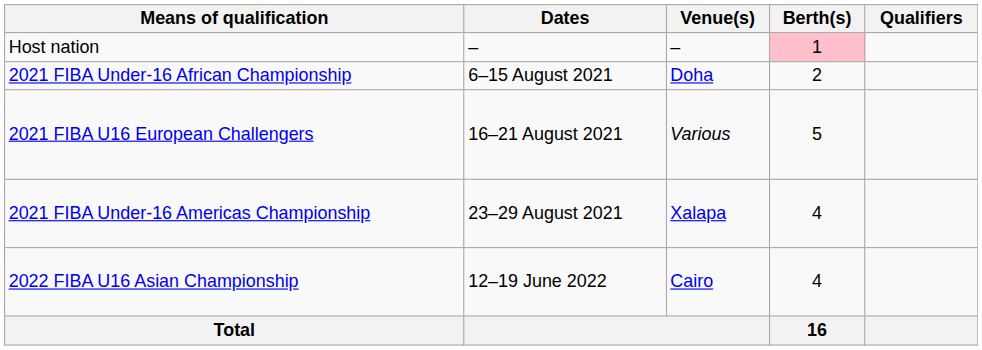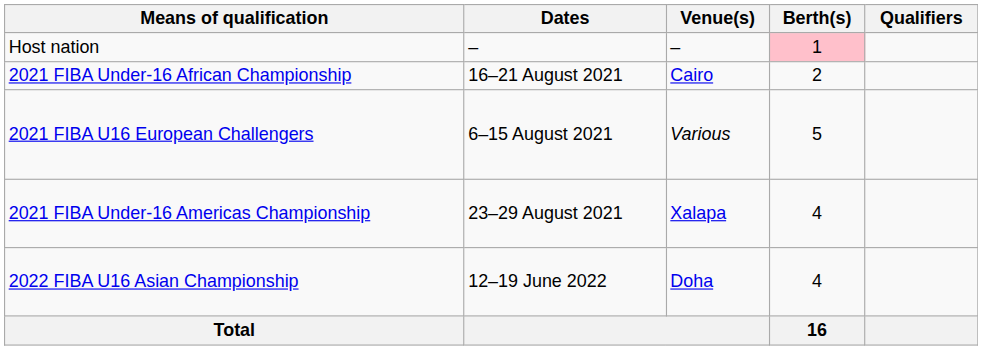(540, 75) 6–15 August 2021 -> (545, 75) 16–21 August 2021
(692, 75) Doha -> (692, 75) Cairo
(545, 134) 16–21 August 2021 -> (540, 134) 6–15 August 2021
(692, 281) Cairo -> (692, 281) Doha
